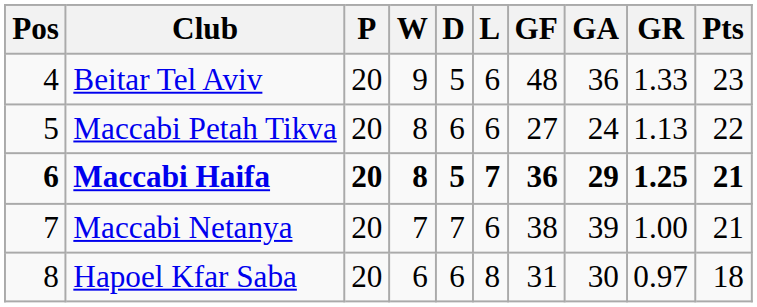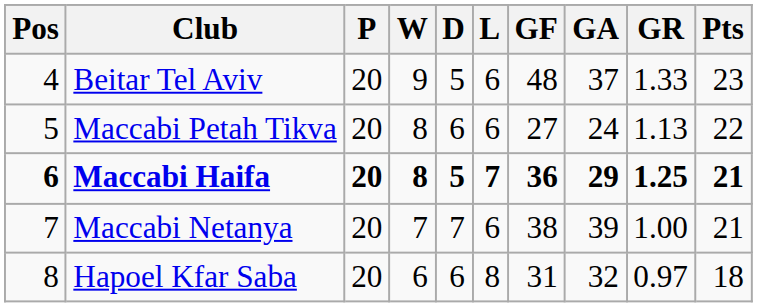(603, 78) 36 -> (603, 78) 37
(603, 276) 30 -> (603, 276) 32
